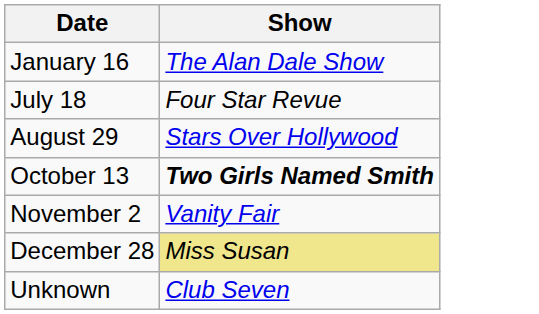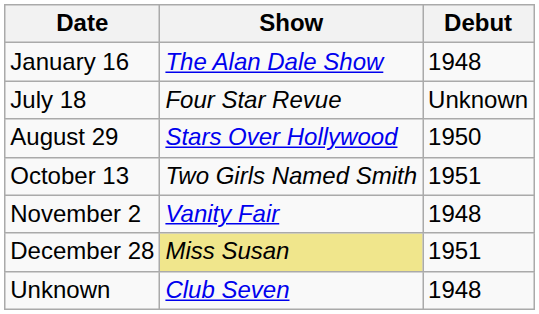+ column: (478, 23)
(300, 175) bold -> (291, 175) normal
